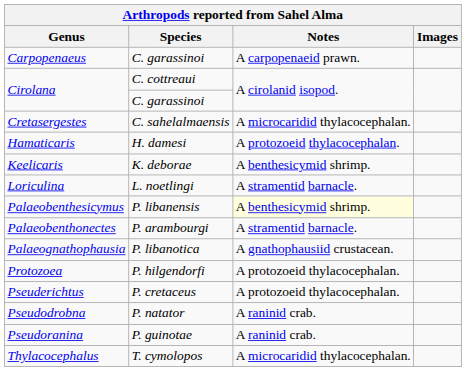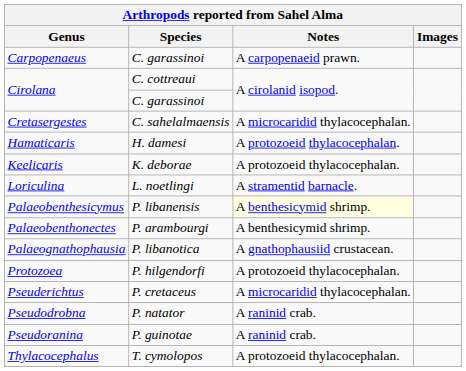(303, 164) A benthesicymid shrimp. -> (318, 164) A protozoeid thylacocephalan.
(296, 228) A stramentid barnacle. -> (303, 228) A benthesicymid shrimp.
(318, 292) A protozoeid thylacocephalan. -> (323, 292) A microcaridid thylacocephalan.
(323, 356) A microcaridid thylacocephalan. -> (318, 356) A protozoeid thylacocephalan.
